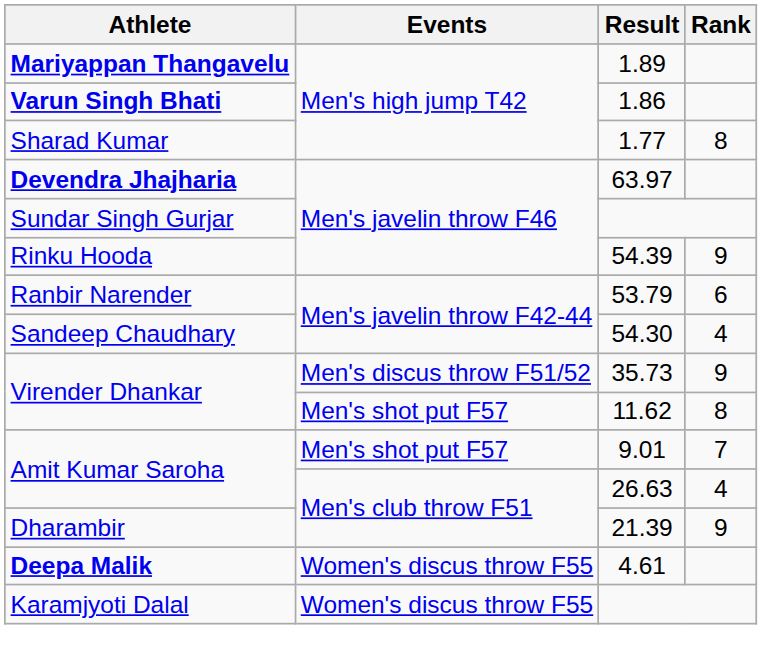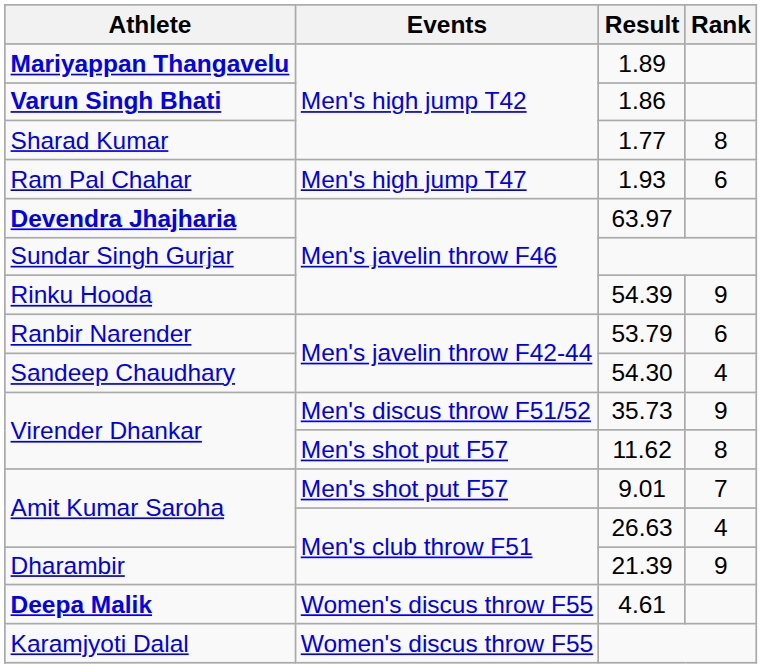+ row: (101, 179)
